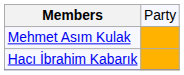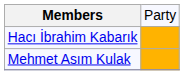rows swapped: (73, 59) <-> (69, 38)
